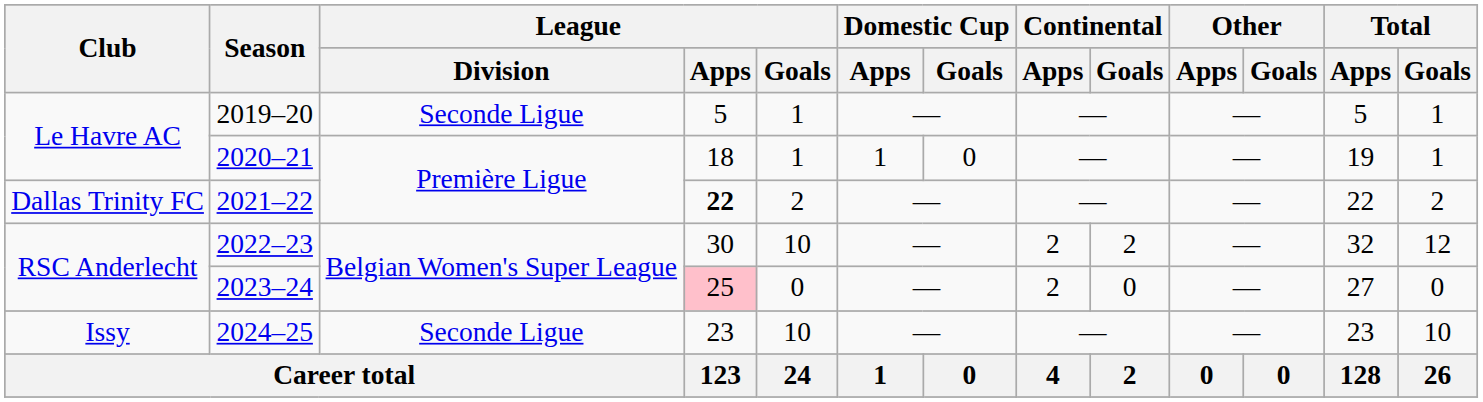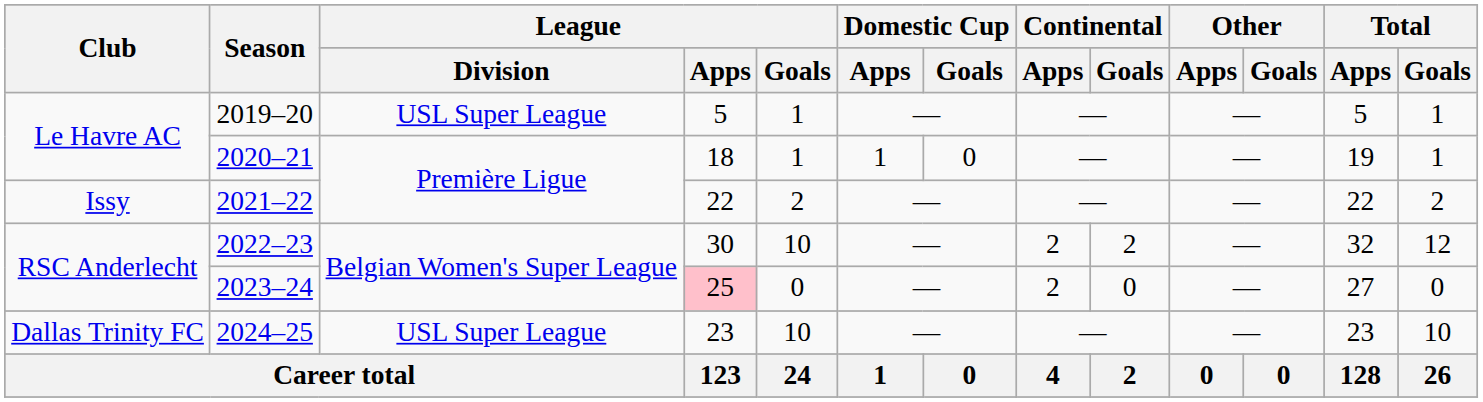(501, 113) Seconde Ligue -> (501, 113) USL Super League
(108, 200) Dallas Trinity FC -> (108, 200) Issy
(720, 200) bold -> (720, 200) normal
(108, 331) Issy -> (108, 331) Dallas Trinity FC
(501, 331) Seconde Ligue -> (501, 331) USL Super League
